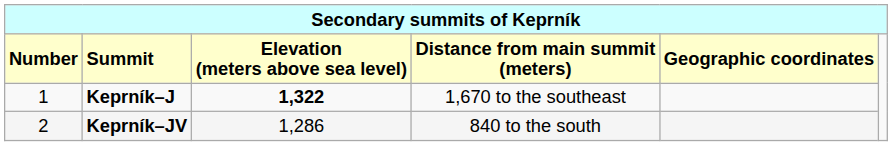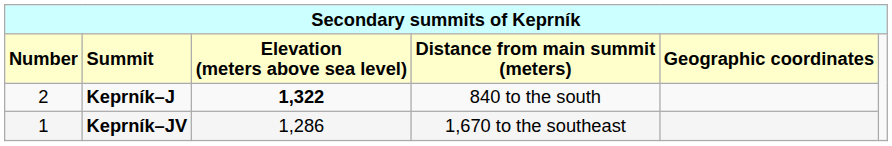(43, 98) 1 -> (43, 98) 2
(535, 98) 1,670 to the southeast -> (535, 98) 840 to the south
(43, 126) 2 -> (43, 126) 1
(535, 126) 840 to the south -> (535, 126) 1,670 to the southeast
